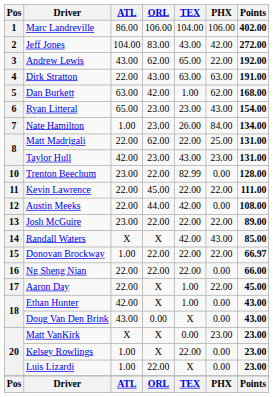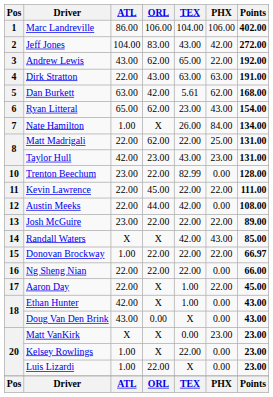(190, 92) 1.00 -> (190, 92) 5.61
(158, 109) 23.00 -> (158, 109) 62.00
(158, 125) 23.00 -> (158, 125) X
